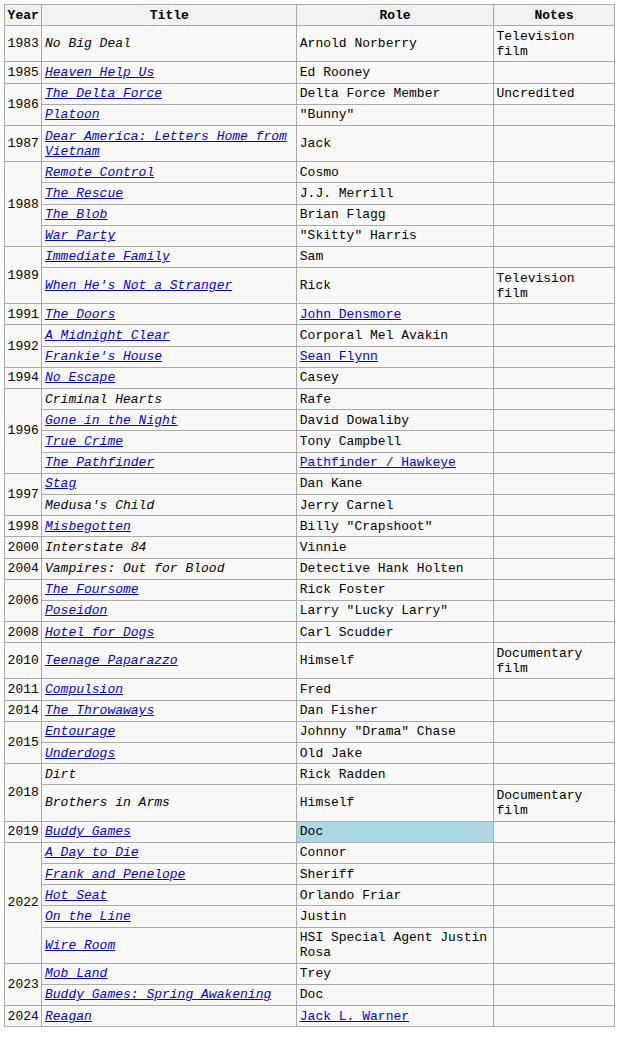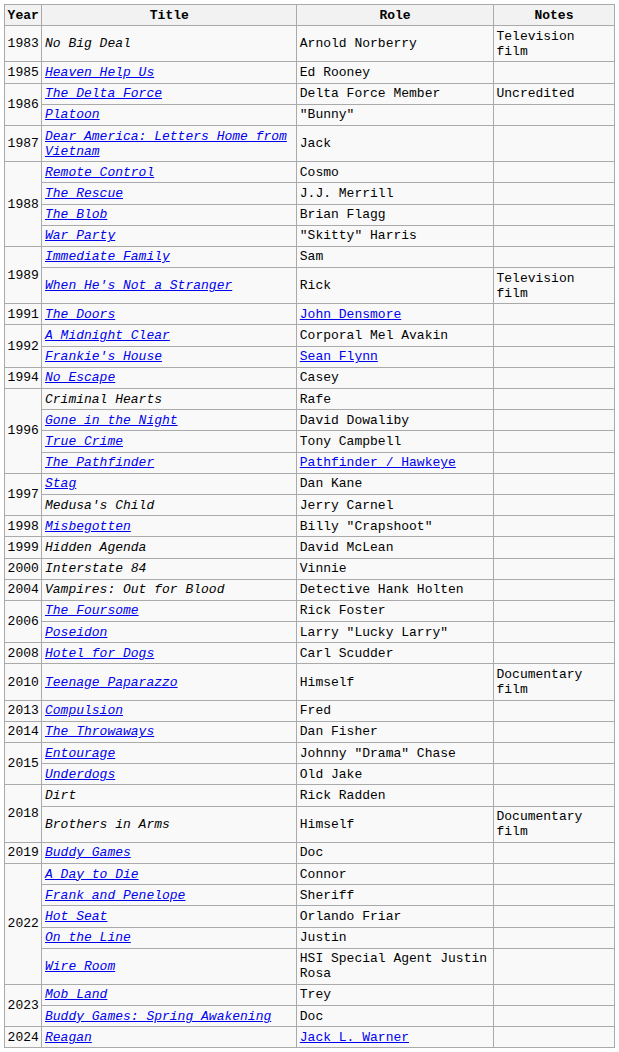+ row: (96, 547)
(23, 690) 2011 -> (23, 711) 2013
(312, 832) lightblue background -> (312, 853) no background
